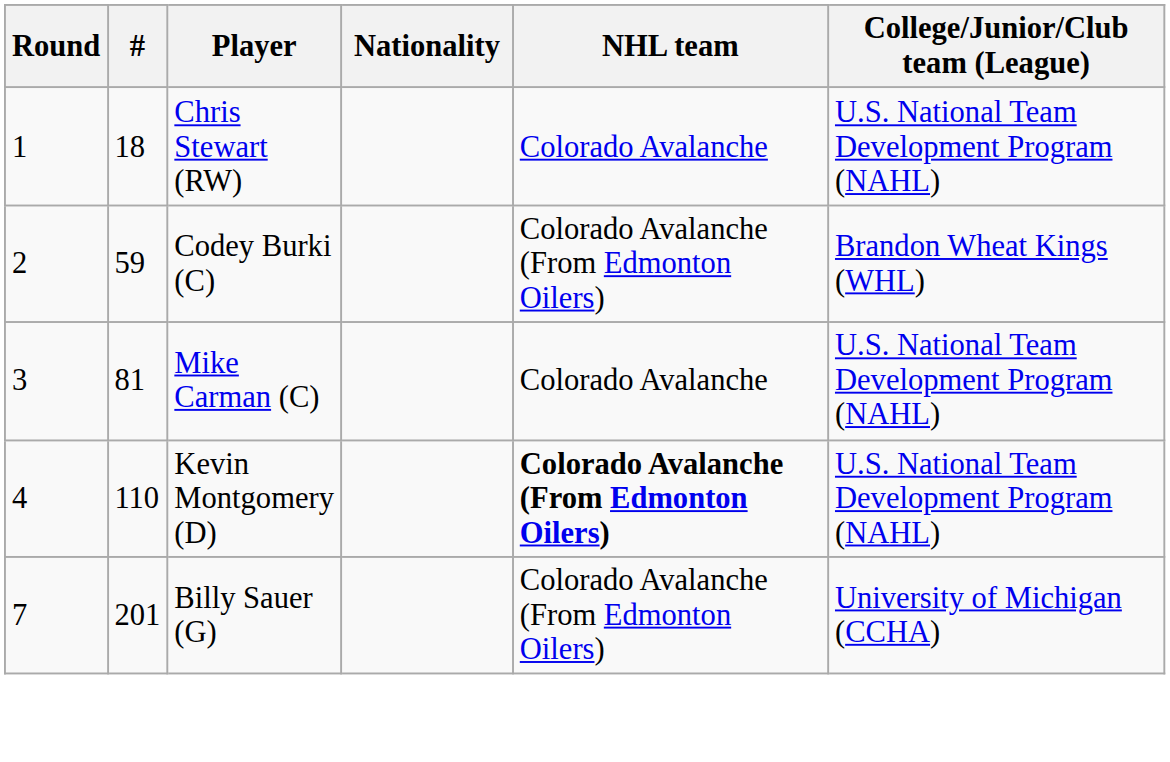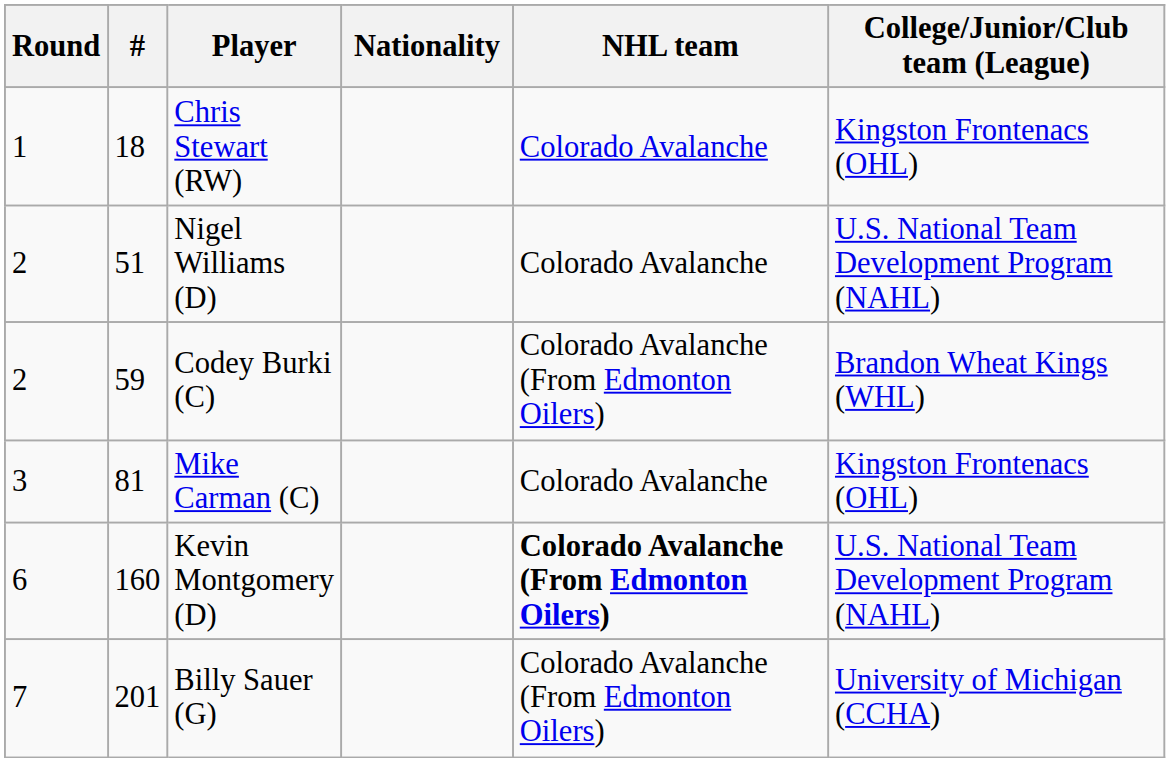(974, 145) U.S. National Team Development Program (NAHL) -> (962, 145) Kingston Frontenacs (OHL)
+ row: (230, 263)
(974, 380) U.S. National Team Development Program (NAHL) -> (962, 480) Kingston Frontenacs (OHL)
(20, 497) 4 -> (20, 580) 6
(137, 497) 110 -> (137, 580) 160
